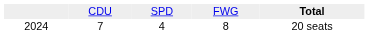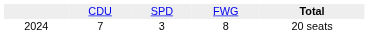(162, 26) 4 -> (162, 26) 3
